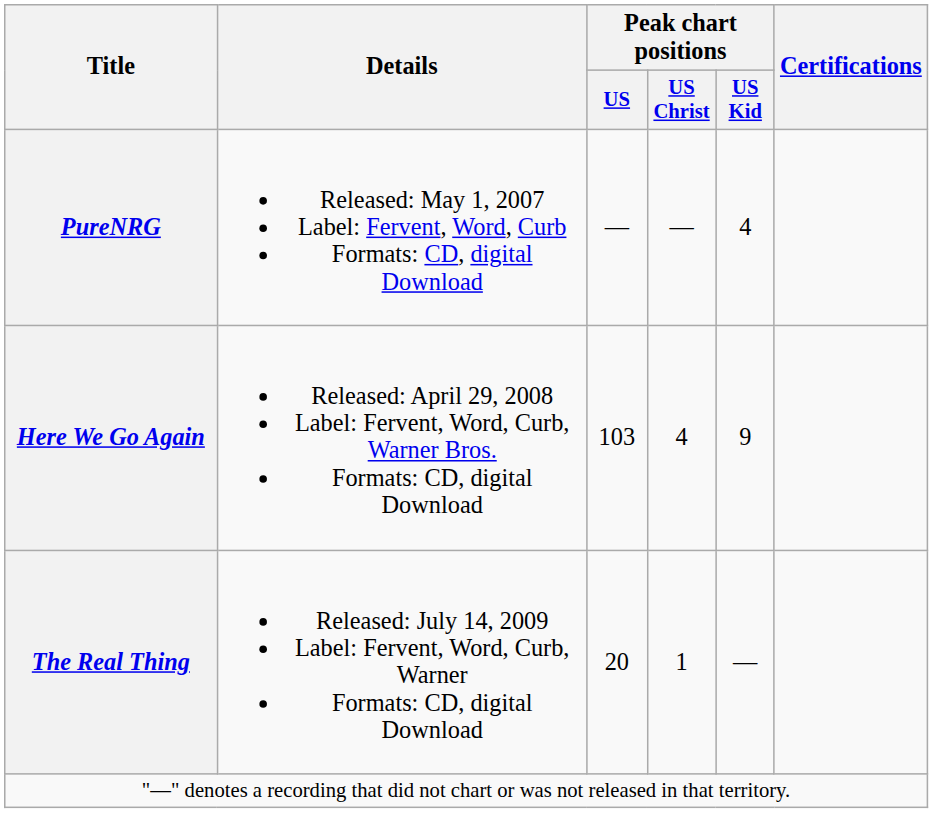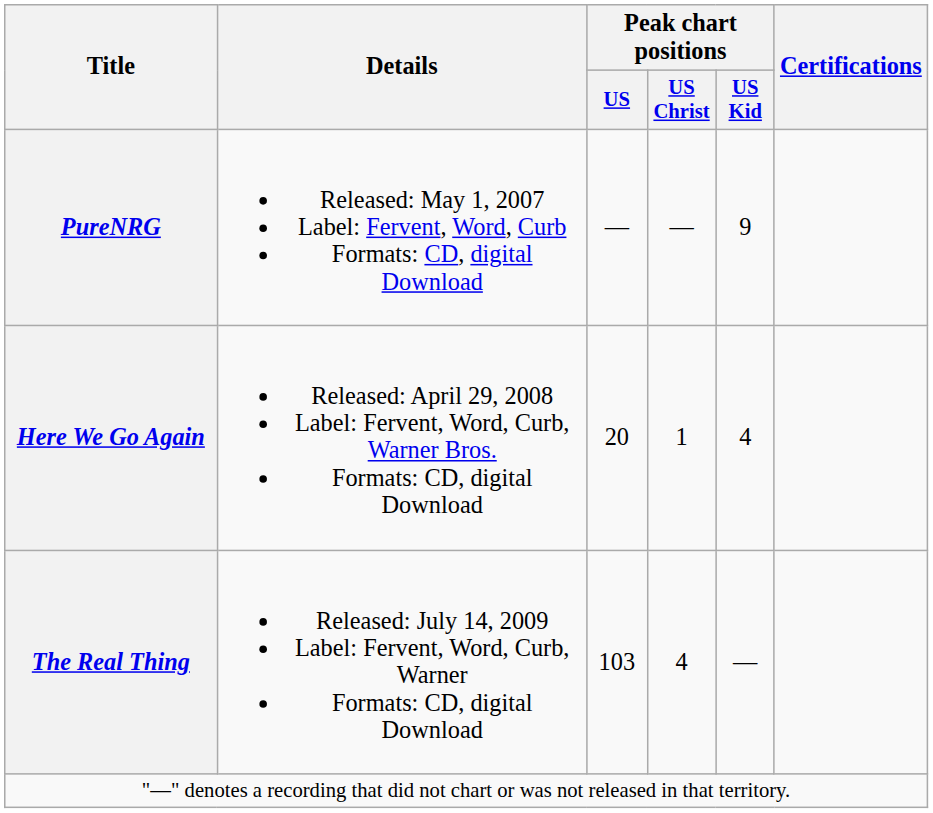(745, 227) 4 -> (745, 227) 9
(617, 437) 103 -> (617, 437) 20
(682, 437) 4 -> (682, 437) 1
(745, 437) 9 -> (745, 437) 4
(617, 661) 20 -> (617, 661) 103
(682, 661) 1 -> (682, 661) 4
